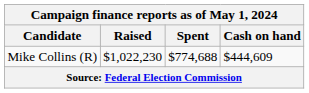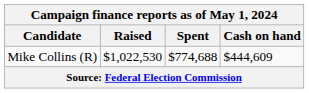(133, 56) $1,022,230 -> (133, 56) $1,022,530
